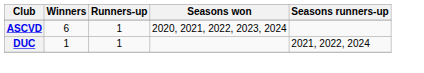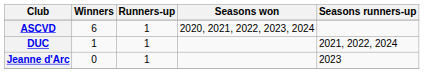+ row: (38, 60)
